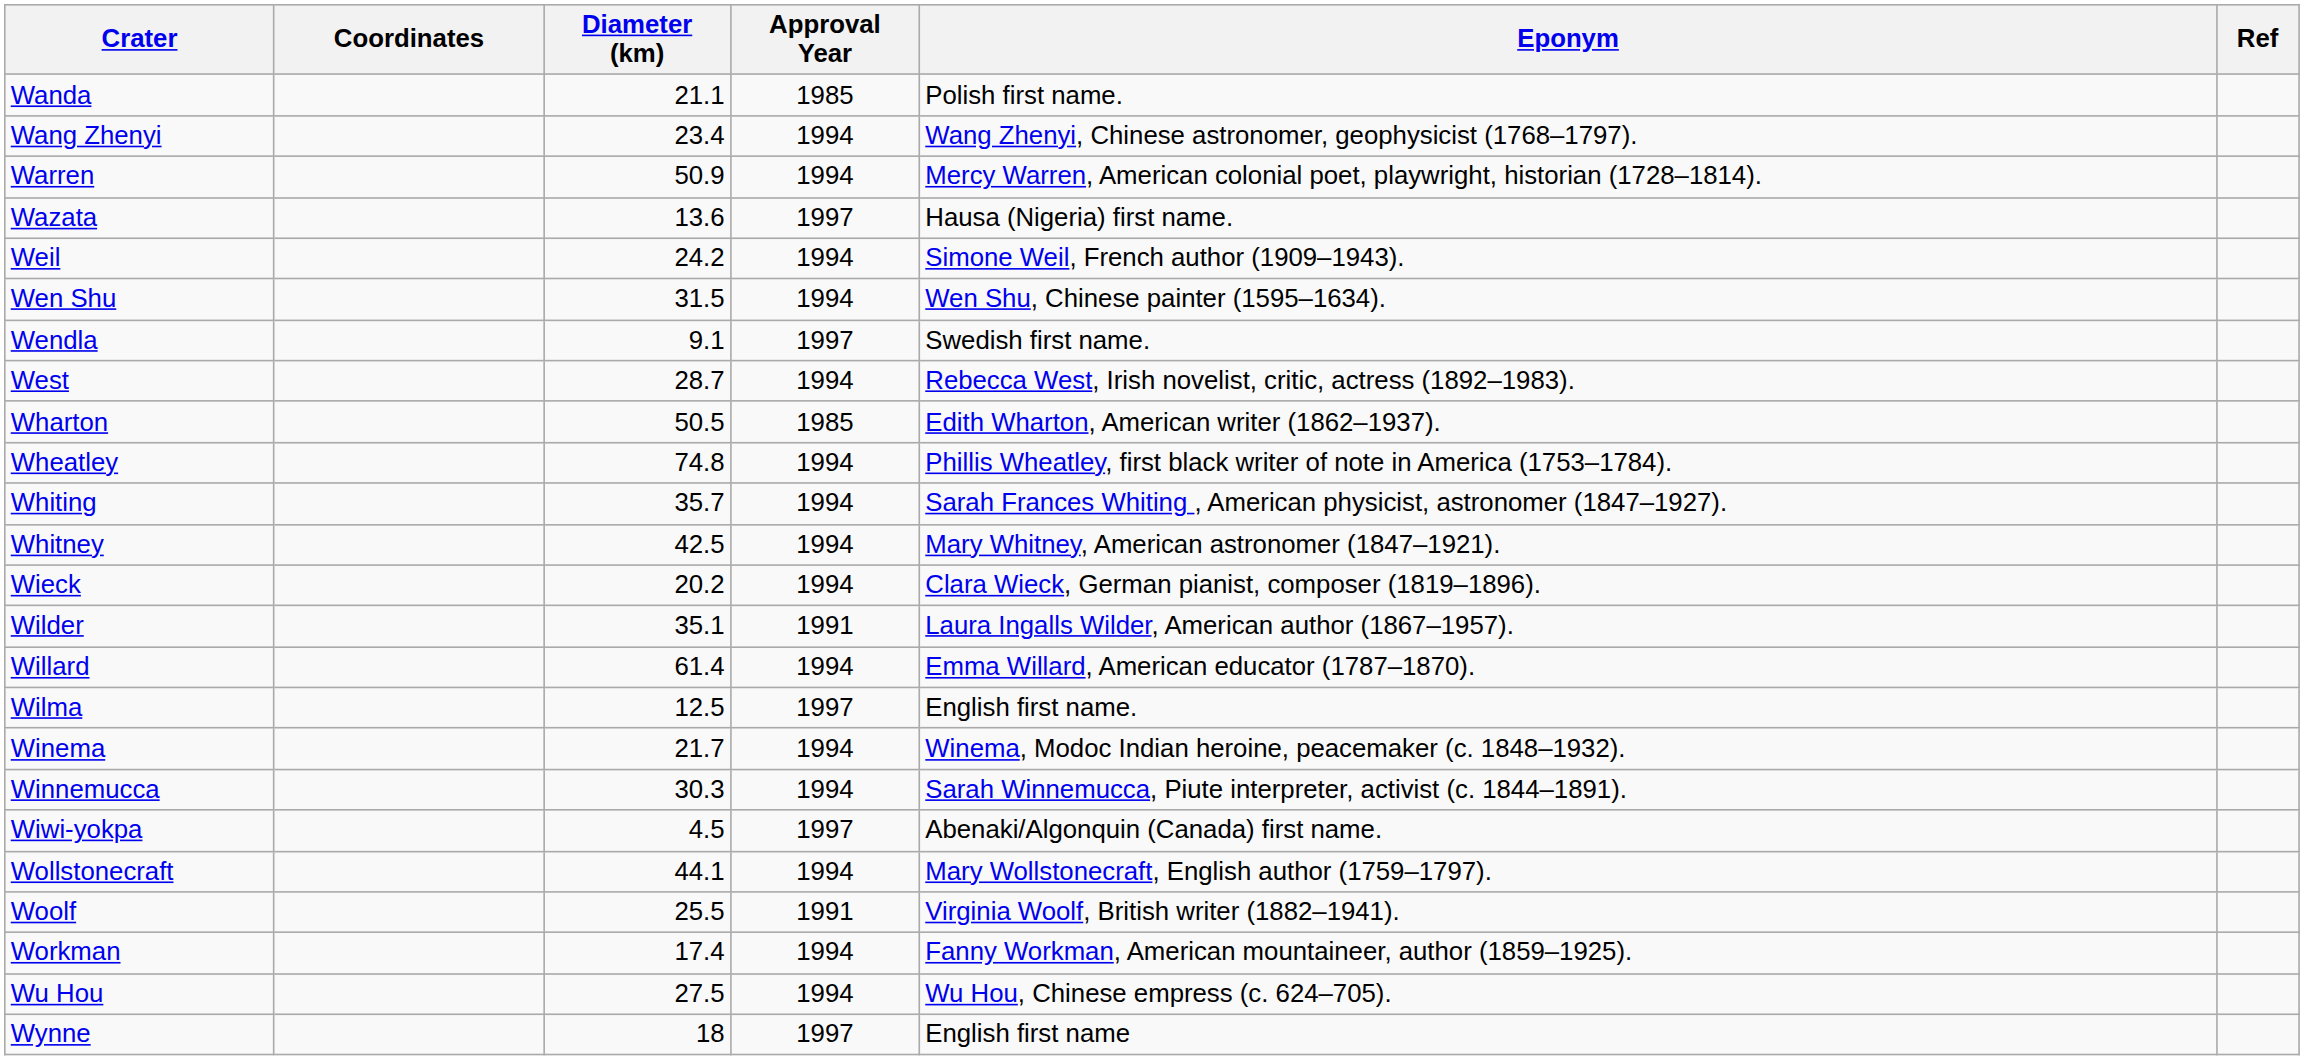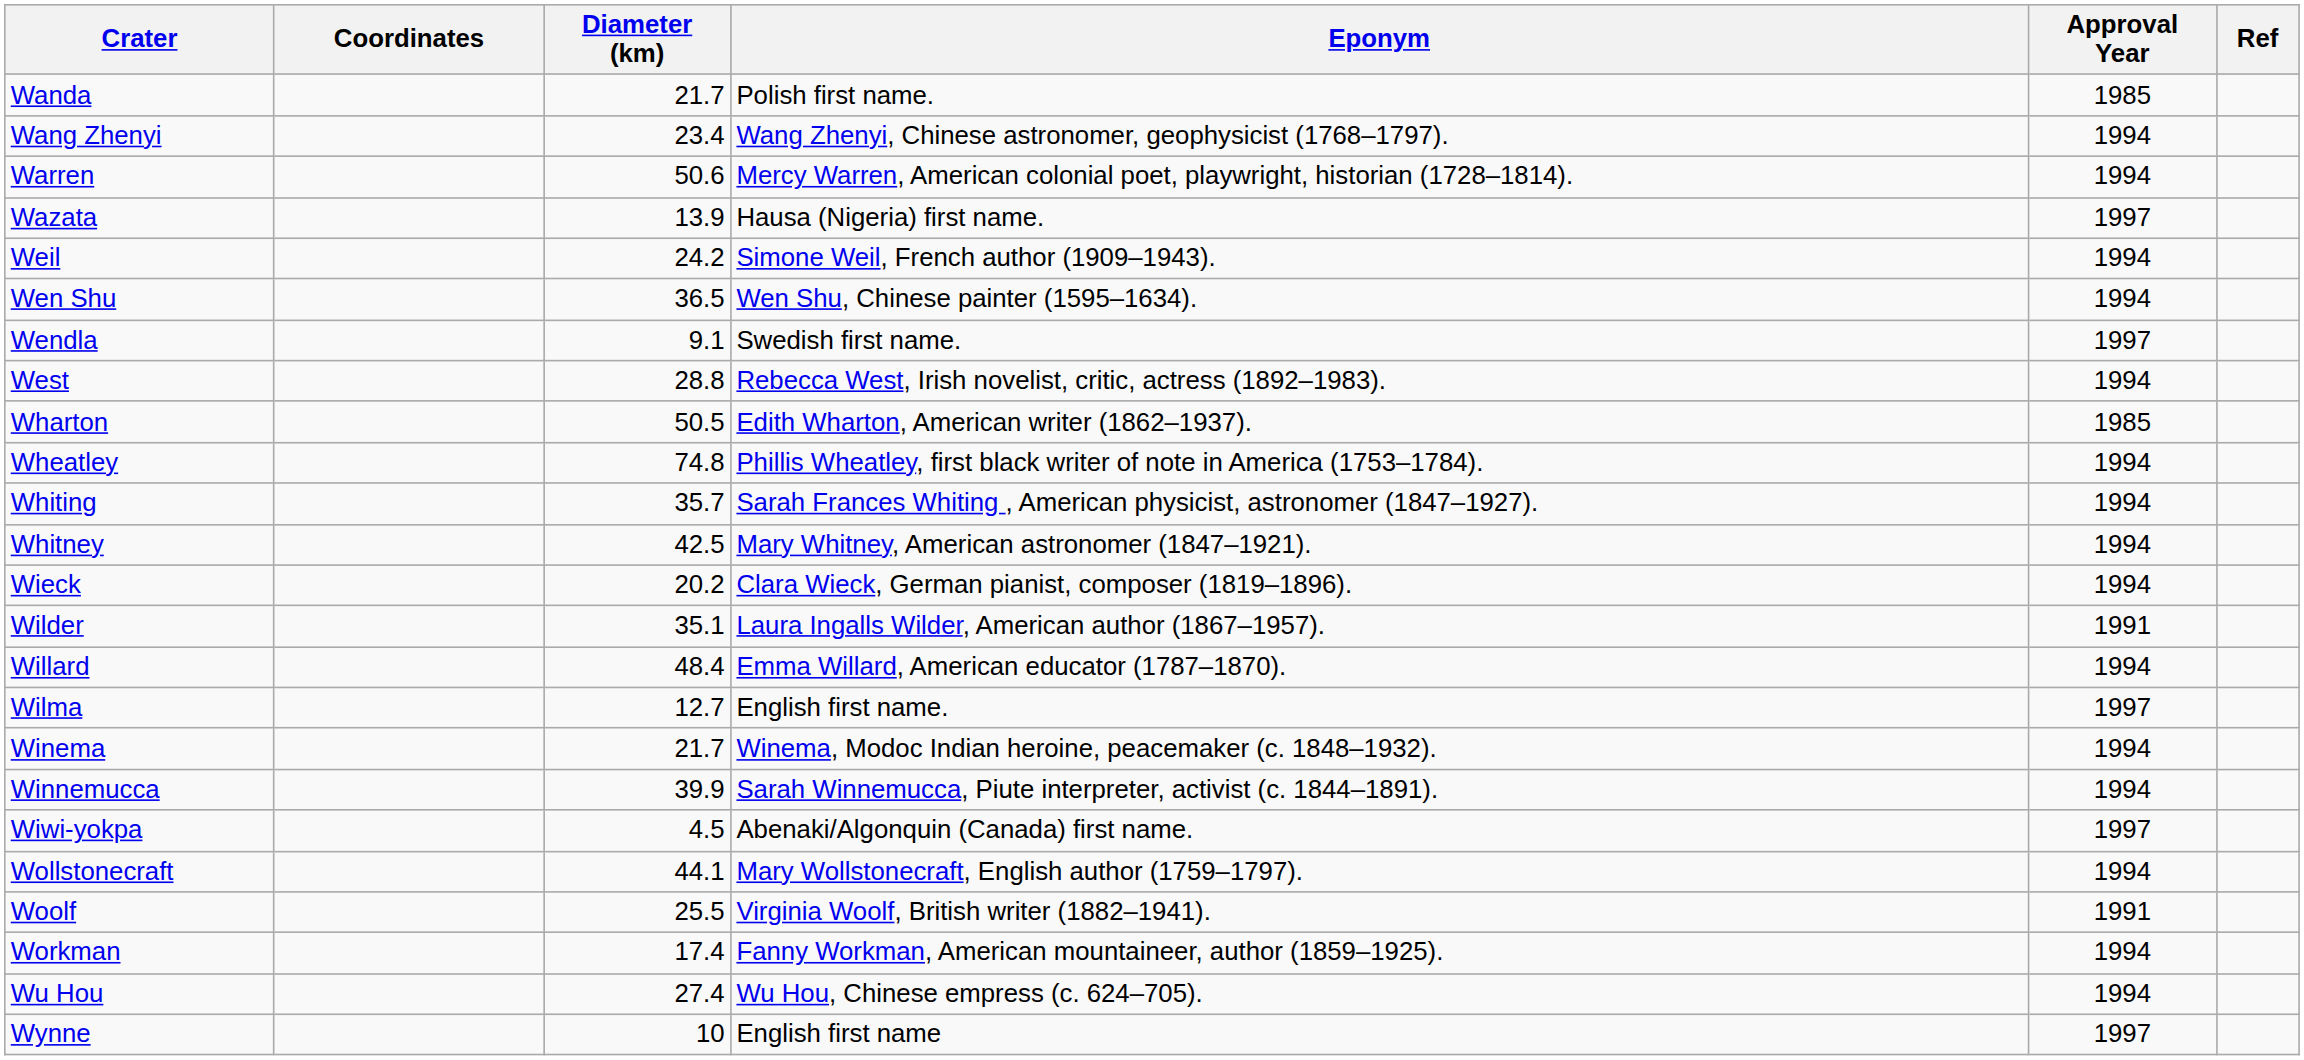columns swapped: (825, 39) <-> (1568, 39)
(699, 94) 21.1 -> (699, 94) 21.7
(699, 176) 50.9 -> (699, 176) 50.6
(699, 217) 13.6 -> (699, 217) 13.9
(699, 299) 31.5 -> (699, 299) 36.5
(699, 380) 28.7 -> (699, 380) 28.8
(699, 666) 61.4 -> (699, 666) 48.4
(699, 707) 12.5 -> (699, 707) 12.7
(699, 789) 30.3 -> (699, 789) 39.9
(699, 993) 27.5 -> (699, 993) 27.4
(710, 1034) 18 -> (710, 1034) 10
